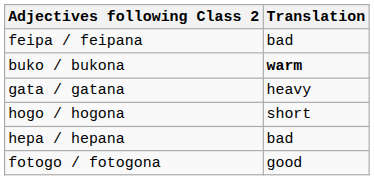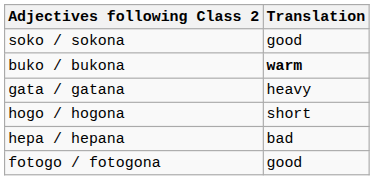+ row: (66, 41)
- row: (75, 41)
